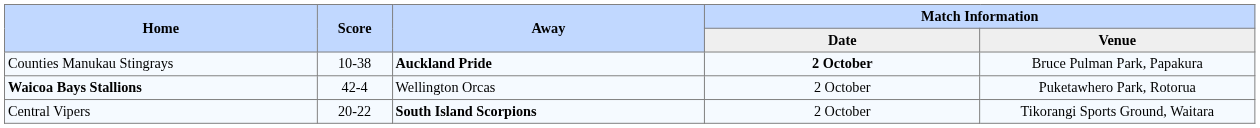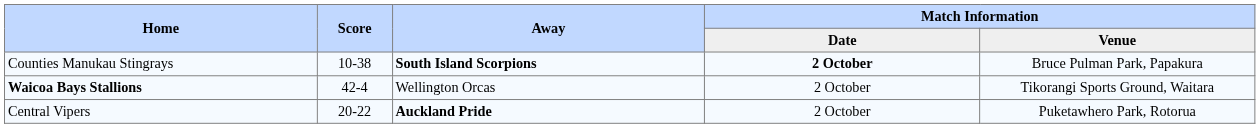(444, 63) Auckland Pride -> (466, 63) South Island Scorpions
(1117, 87) Puketawhero Park, Rotorua -> (1117, 87) Tikorangi Sports Ground, Waitara
(466, 111) South Island Scorpions -> (444, 111) Auckland Pride
(1117, 111) Tikorangi Sports Ground, Waitara -> (1117, 111) Puketawhero Park, Rotorua
